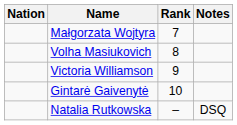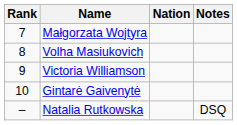columns swapped: (176, 14) <-> (26, 14)
